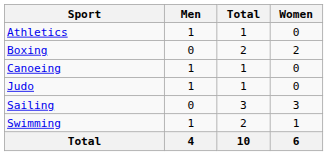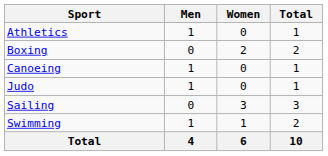columns swapped: (296, 14) <-> (243, 14)
